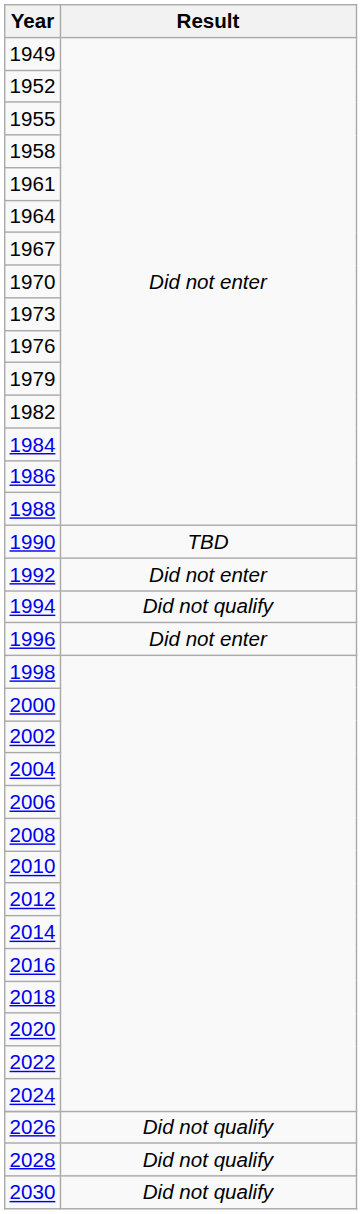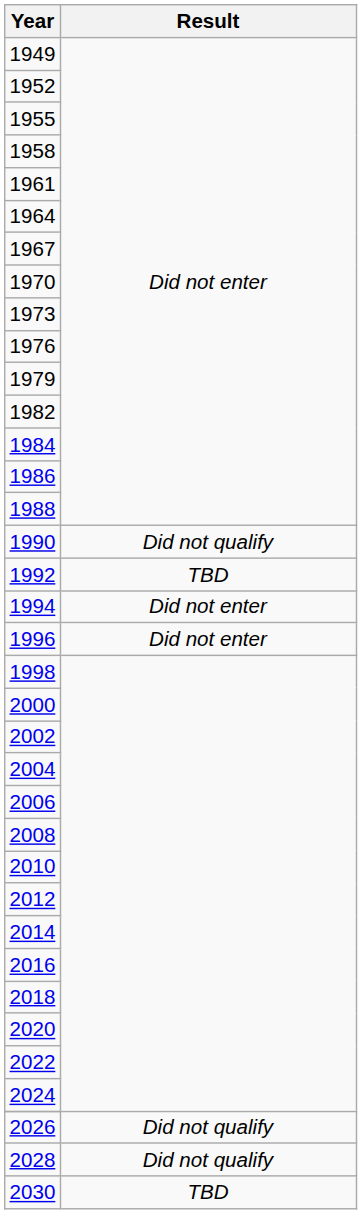(208, 542) TBD -> (208, 542) Did not qualify
(208, 574) Did not enter -> (208, 574) TBD
(208, 607) Did not qualify -> (208, 607) Did not enter
(208, 1193) Did not qualify -> (208, 1193) TBD
